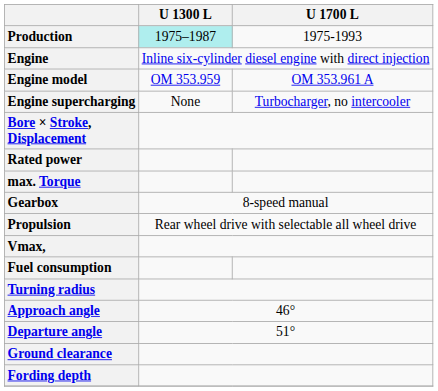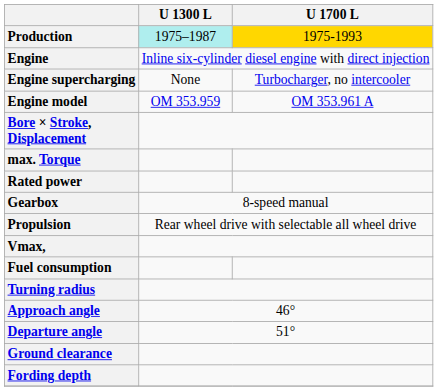(332, 36) no background -> (332, 36) gold background
rows swapped: (71, 101) <-> (47, 79)
rows swapped: (45, 159) <-> (44, 181)
